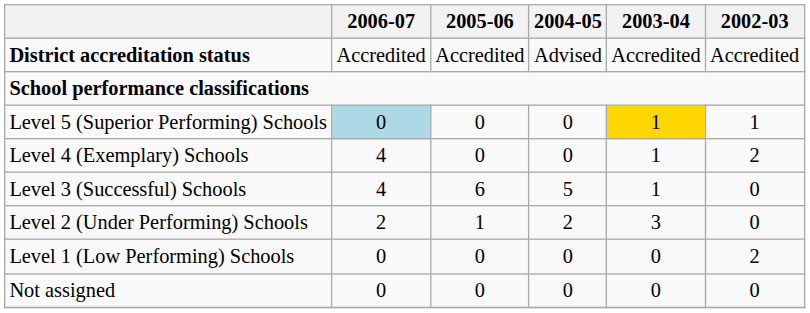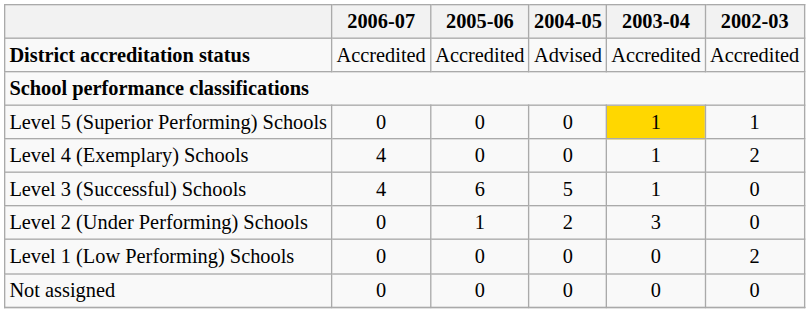(381, 122) lightblue background -> (381, 122) no background
(381, 222) 2 -> (381, 222) 0
